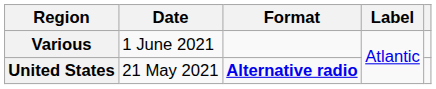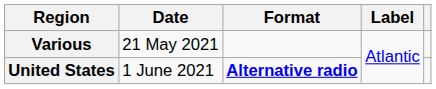(168, 44) 1 June 2021 -> (170, 44) 21 May 2021
(170, 70) 21 May 2021 -> (168, 70) 1 June 2021
